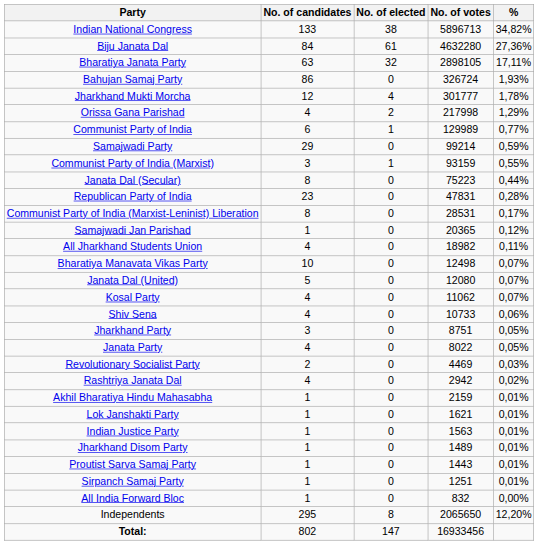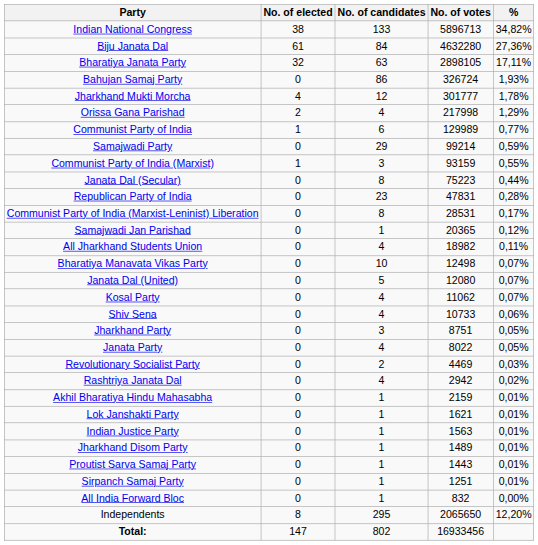columns swapped: (307, 12) <-> (391, 12)
